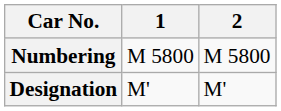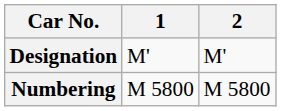rows swapped: (63, 88) <-> (63, 55)
